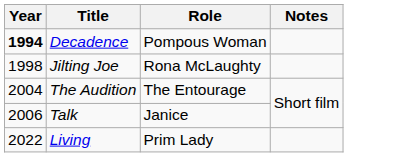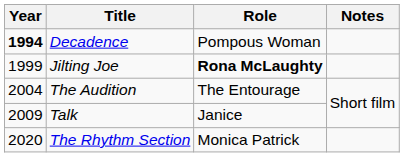(25, 66) 1998 -> (25, 66) 1999
(202, 66) normal -> (260, 66) bold
(25, 115) 2006 -> (25, 115) 2009
+ row: (120, 139)
- row: (70, 139)
